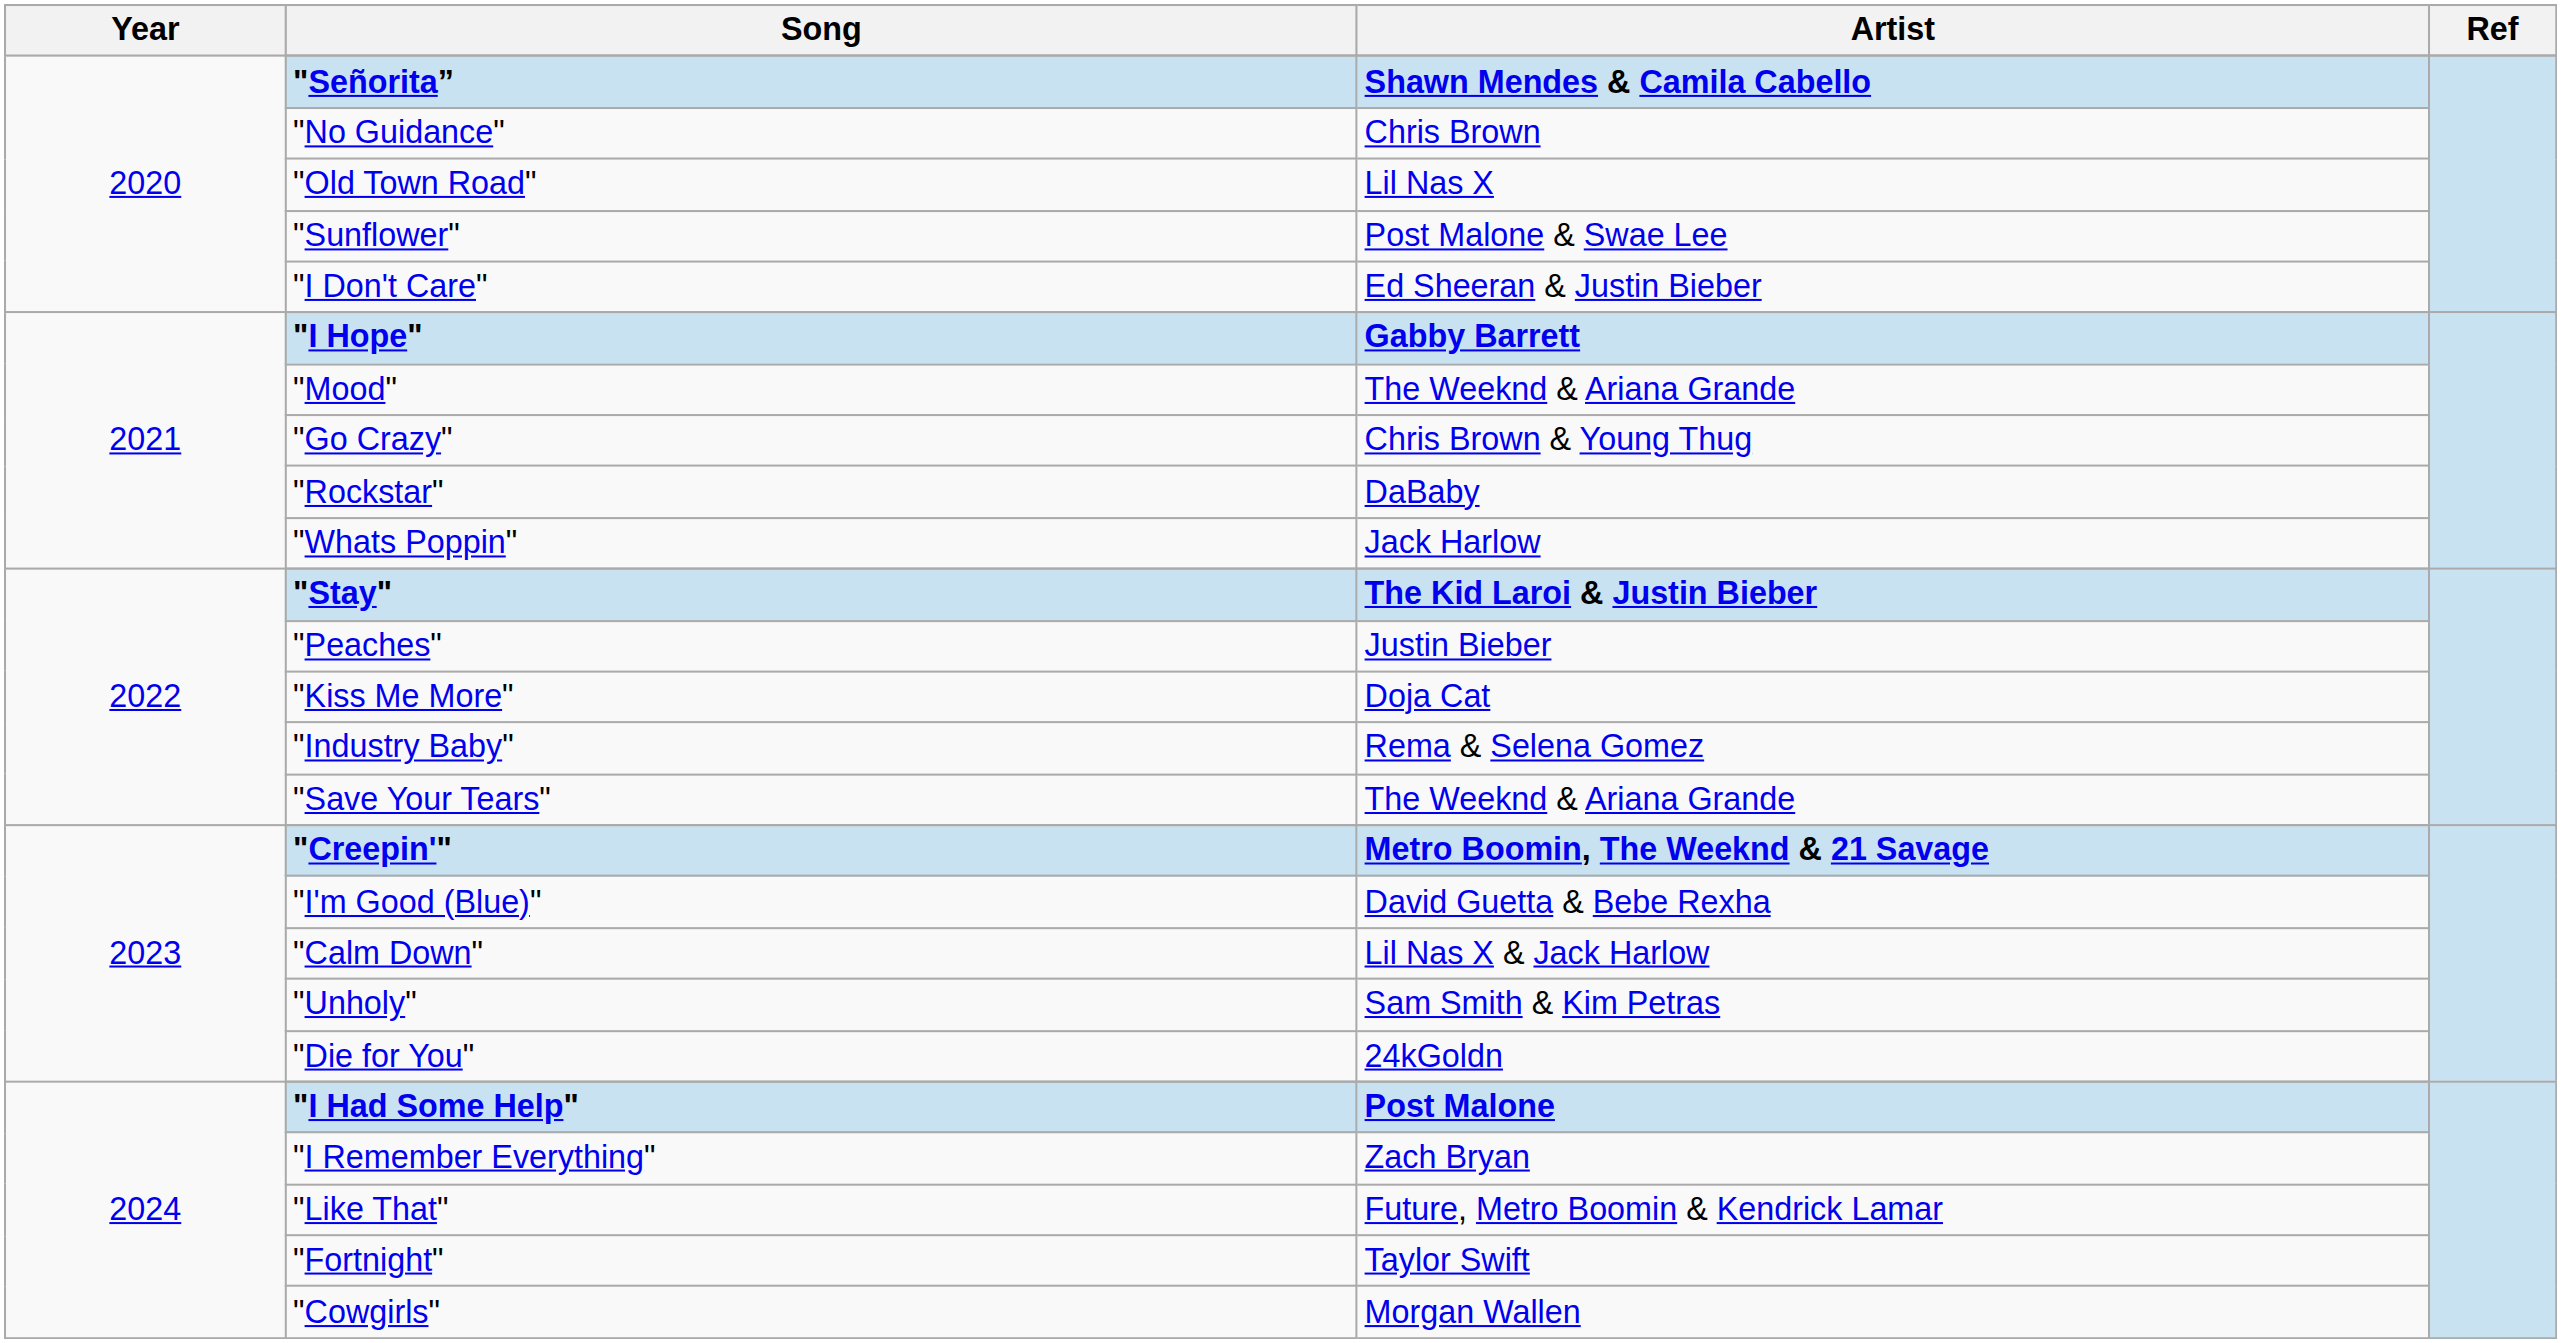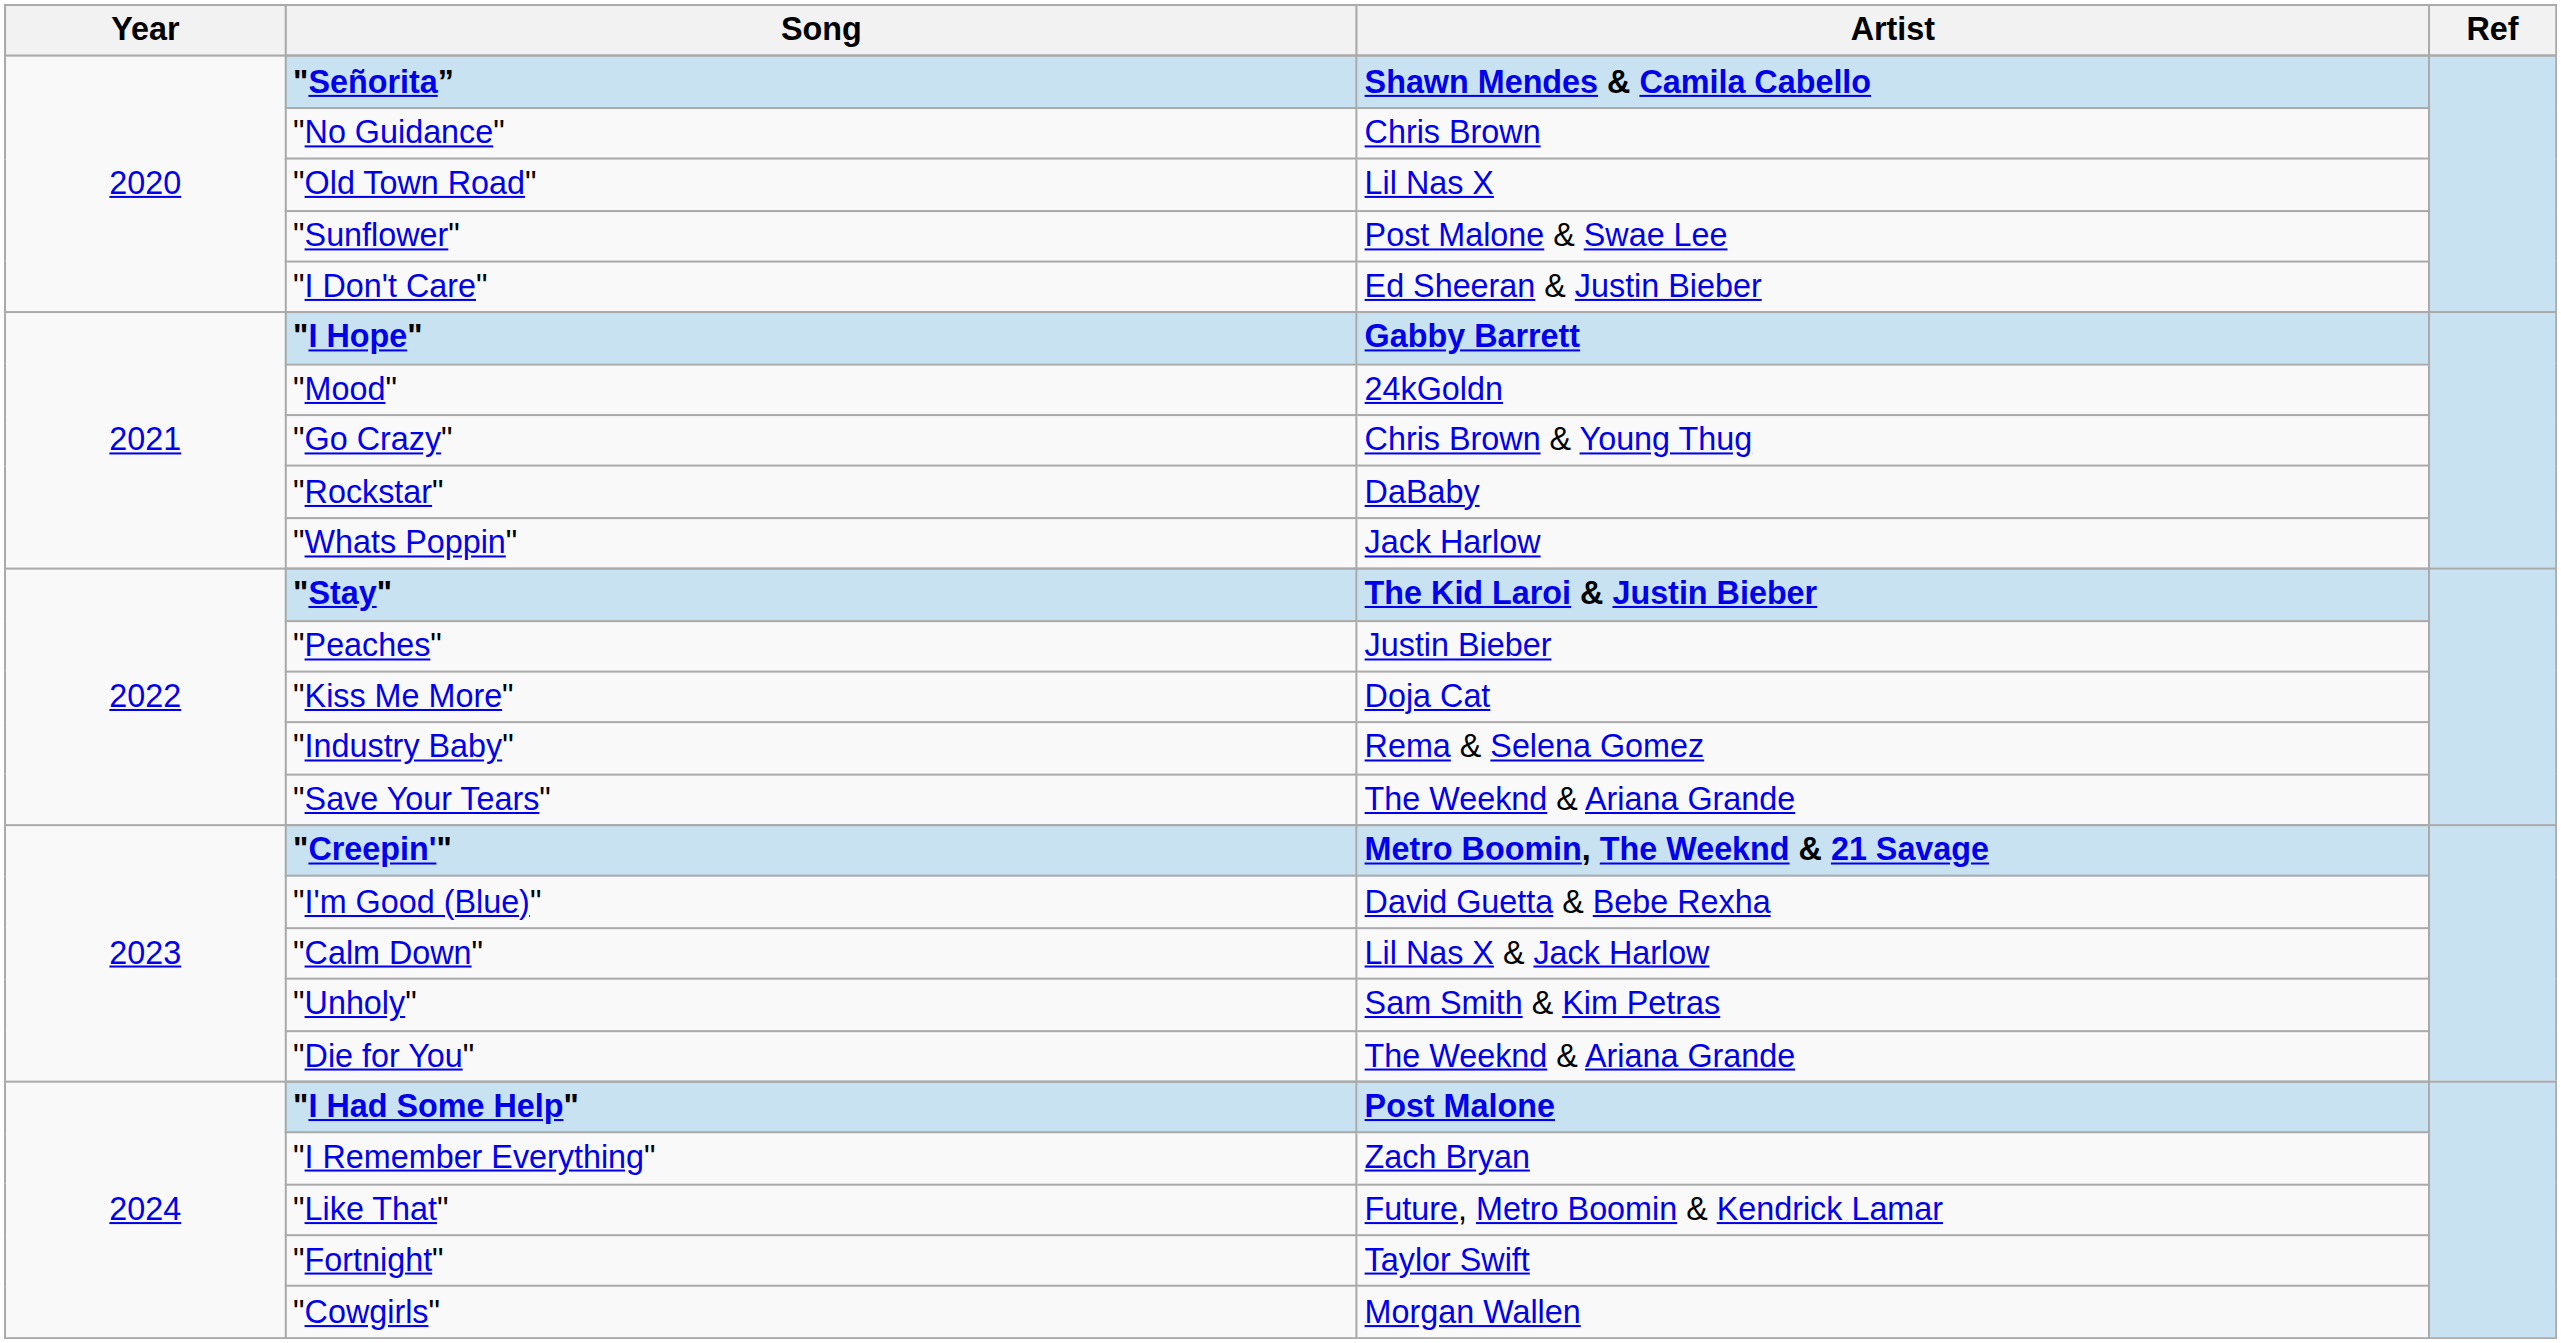(1580, 388) The Weeknd & Ariana Grande -> (1434, 388) 24kGoldn
(1434, 1055) 24kGoldn -> (1580, 1055) The Weeknd & Ariana Grande
